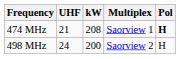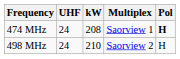(64, 29) 21 -> (64, 29) 24
(93, 45) 200 -> (93, 45) 210
